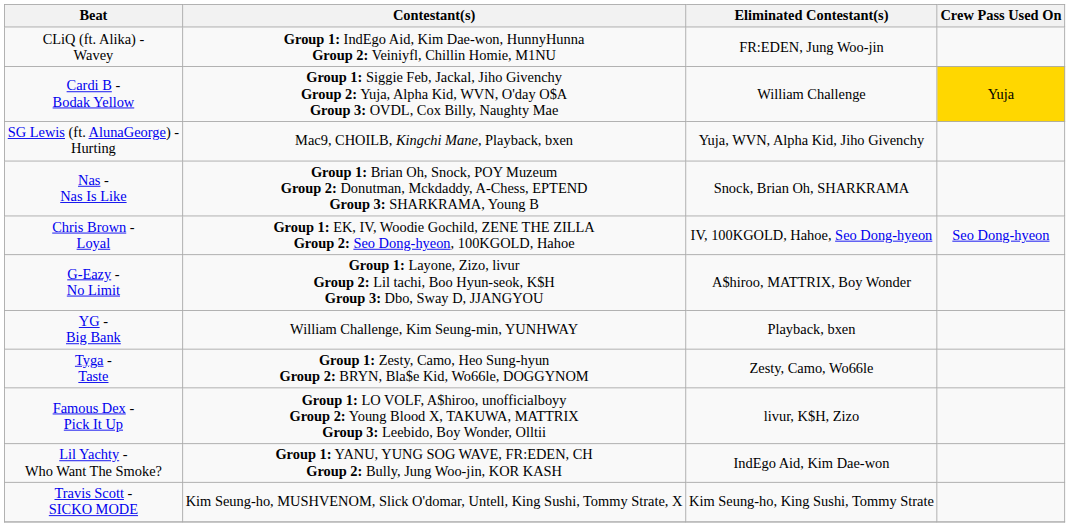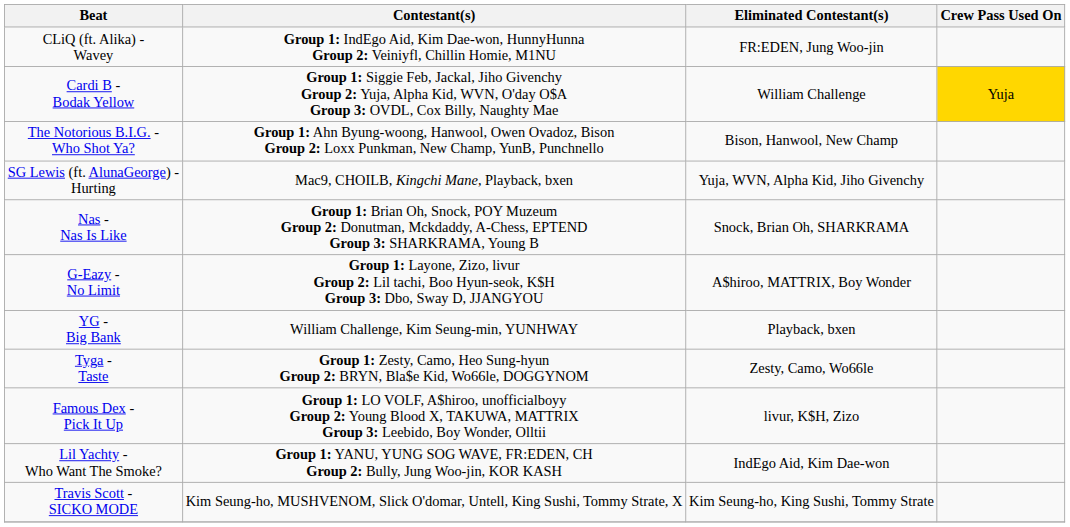+ row: (93, 141)
- row: (93, 235)
